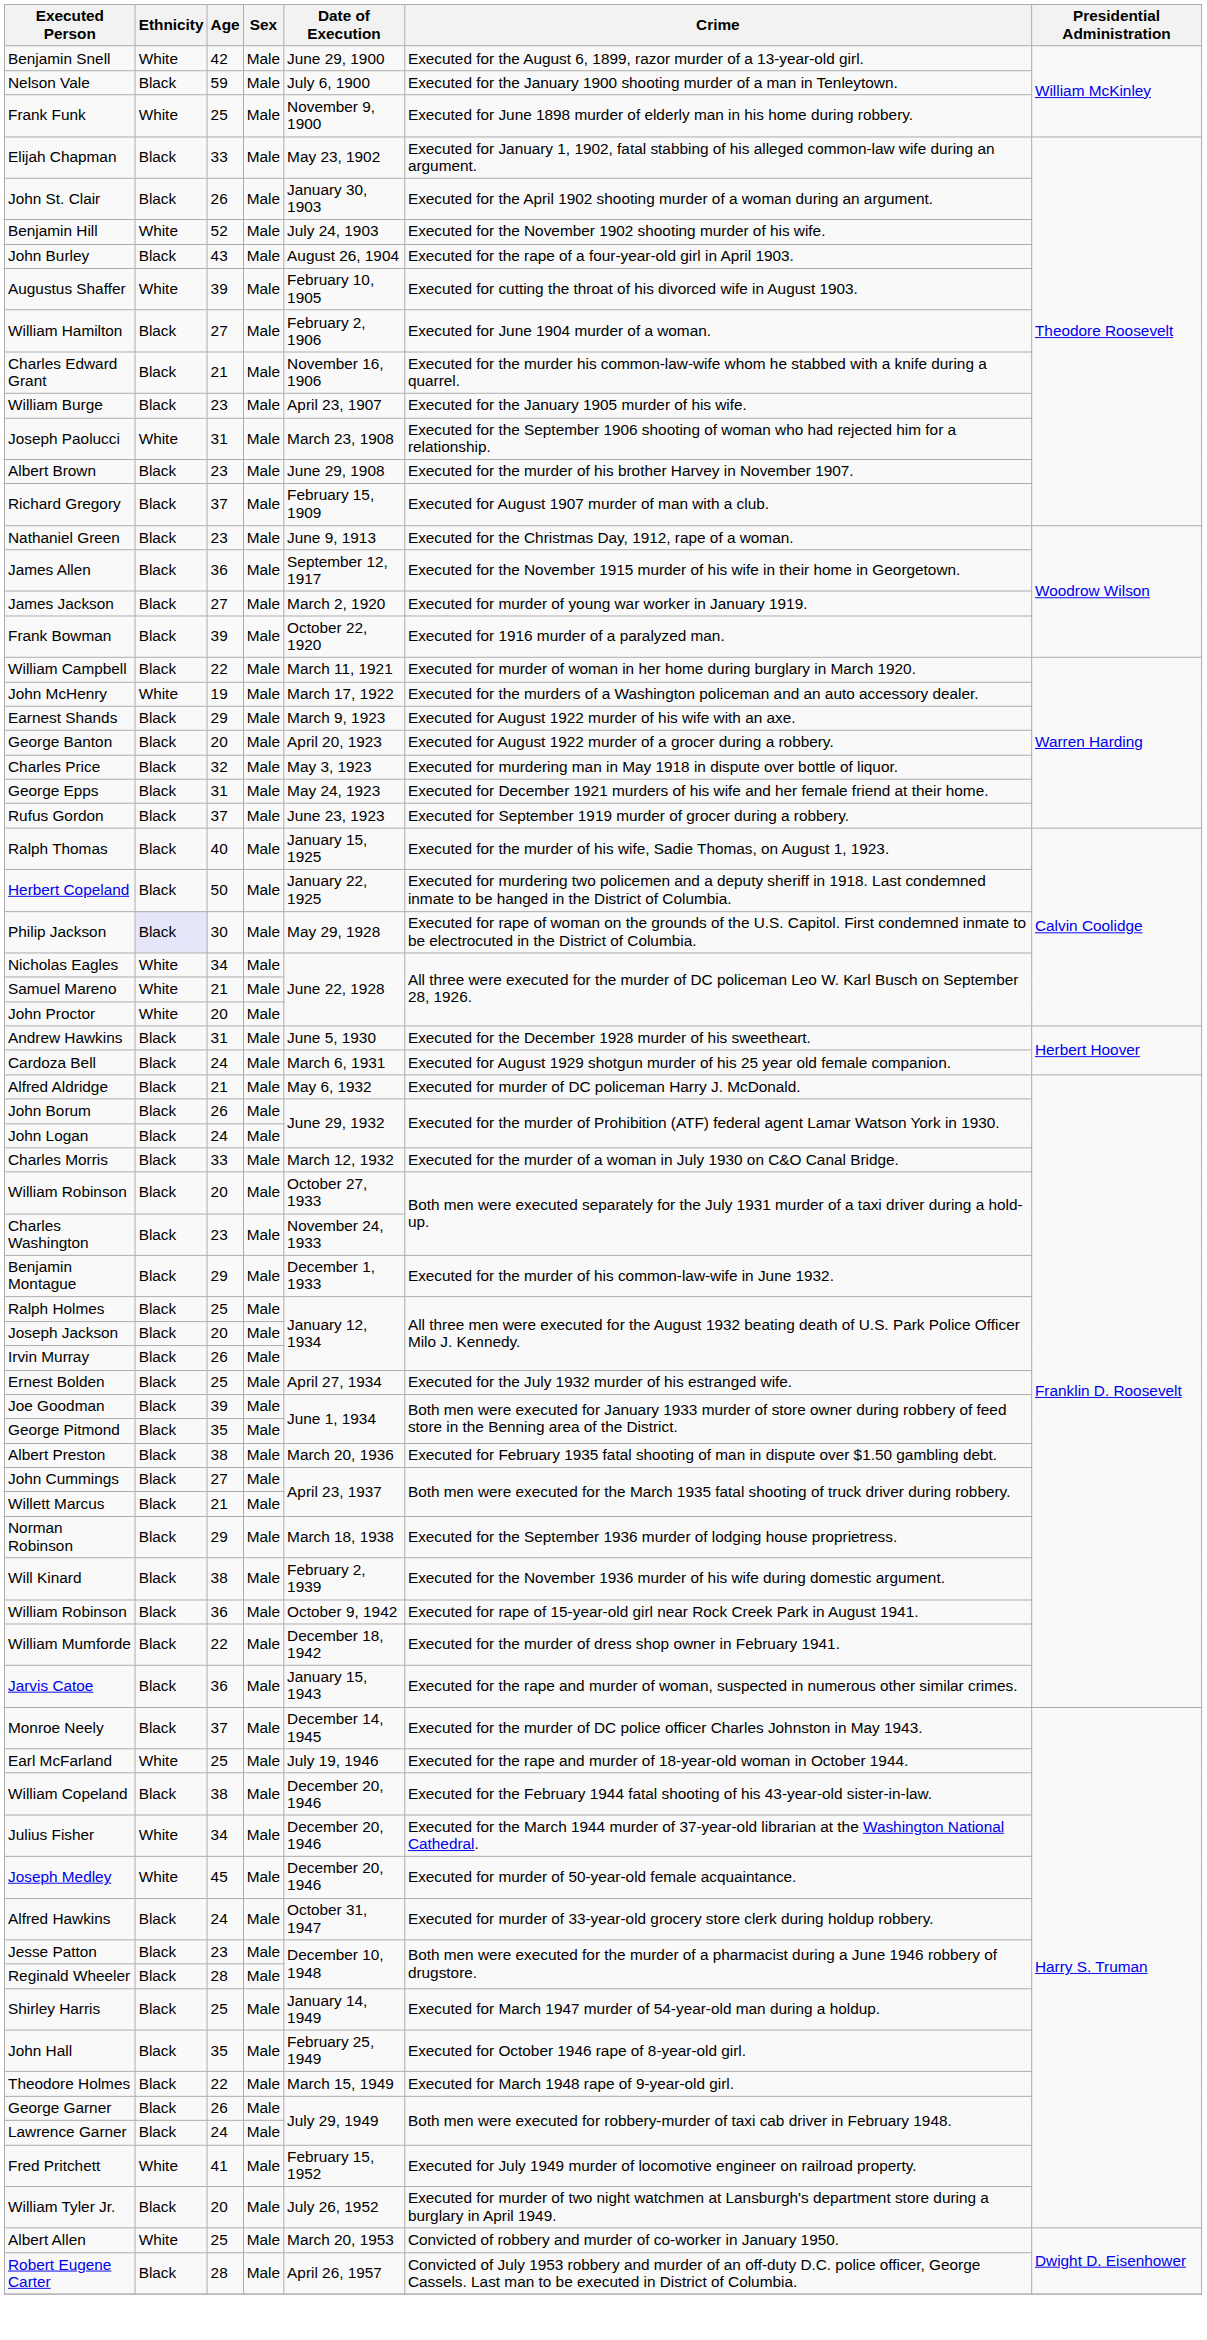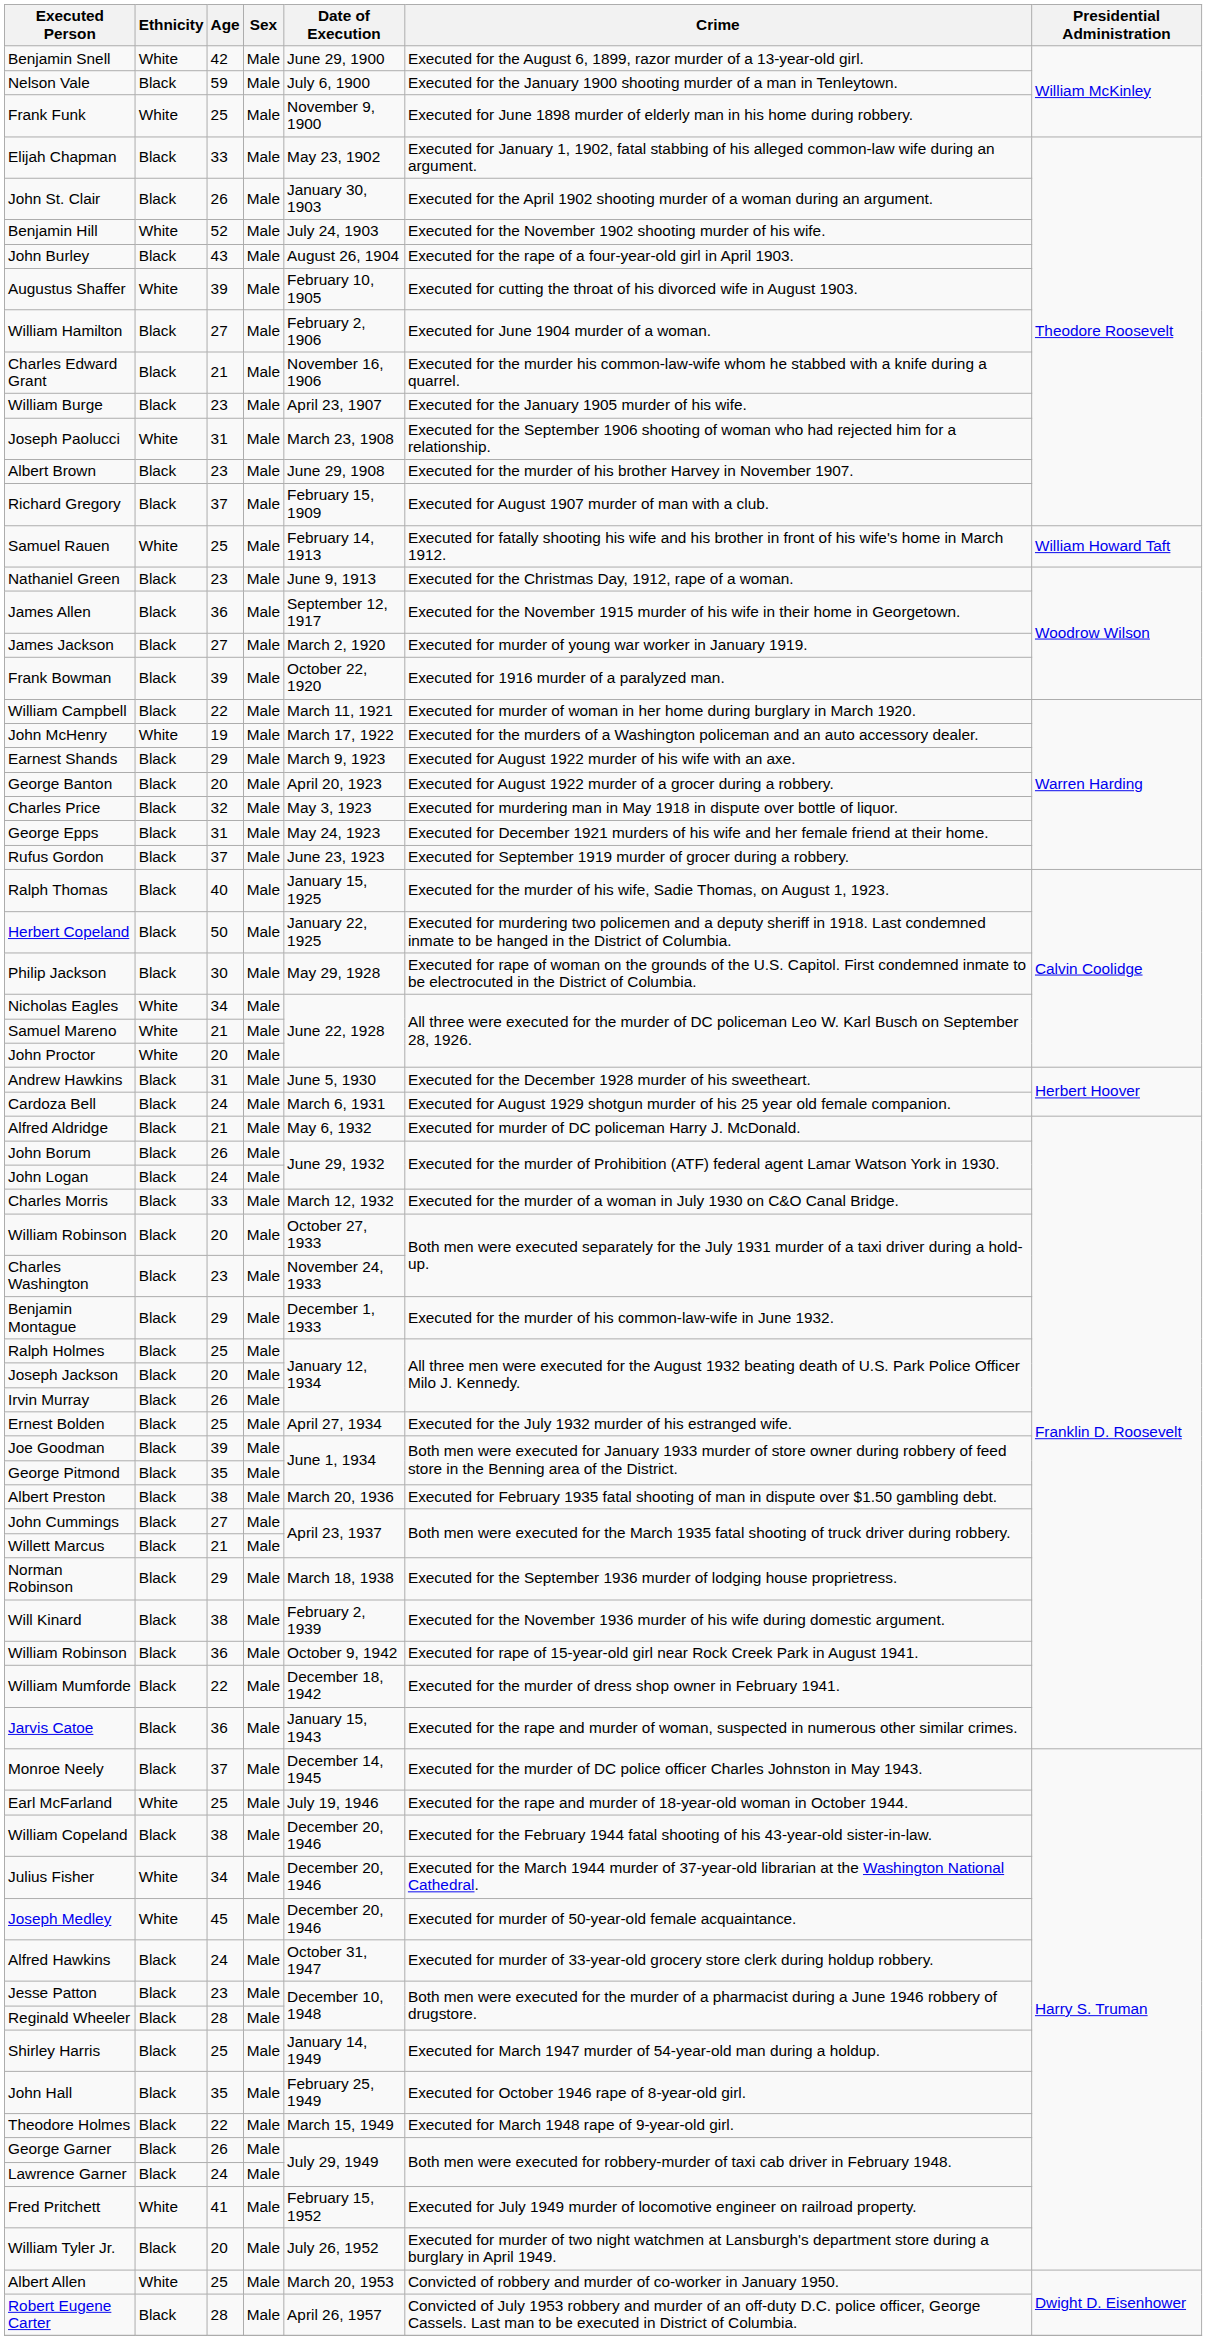+ row: (59, 546)
(157, 932) lavender background -> (157, 973) no background
